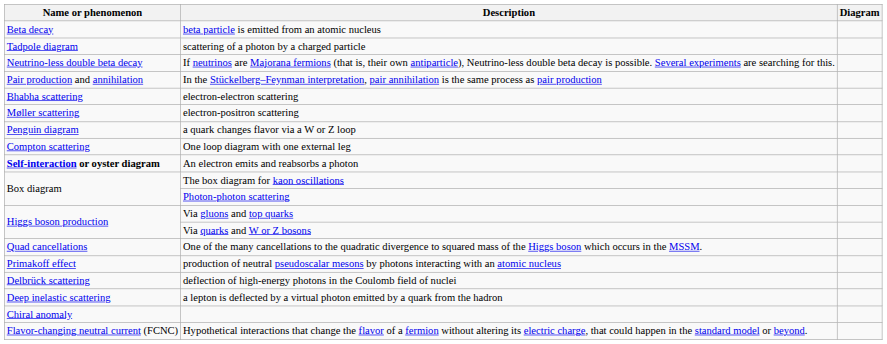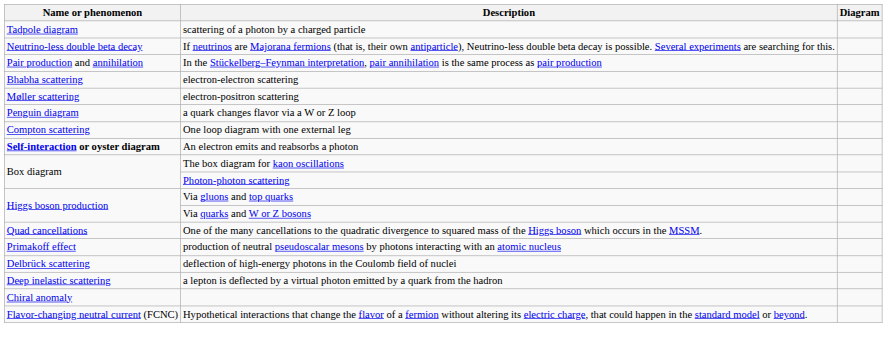- row: (282, 29)
